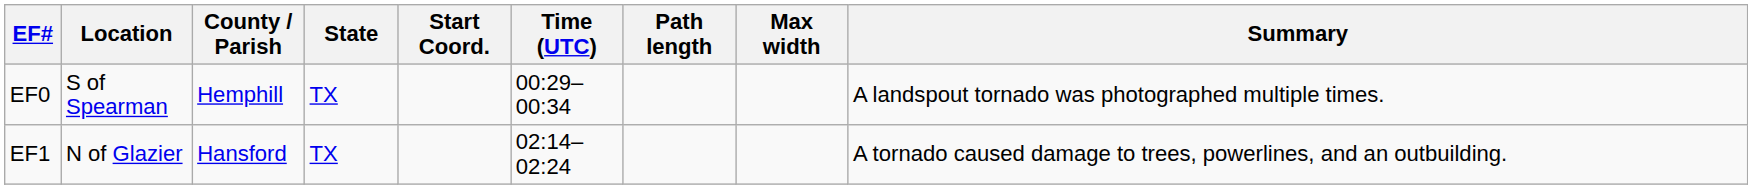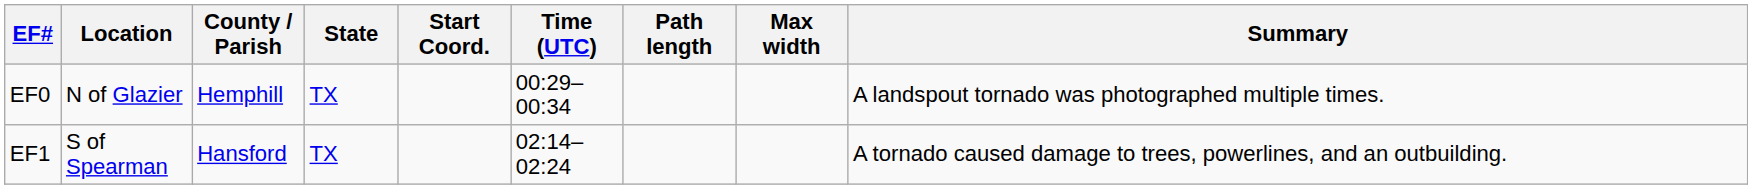(117, 94) S of Spearman -> (124, 94) N of Glazier
(124, 154) N of Glazier -> (117, 154) S of Spearman
